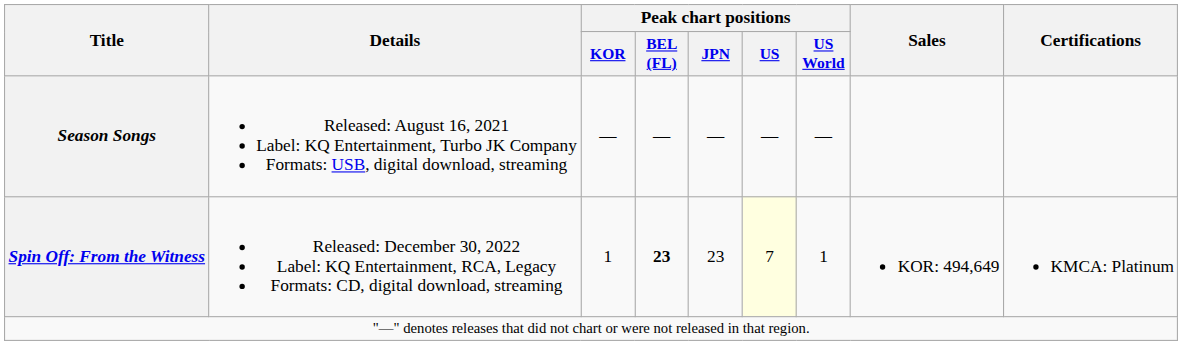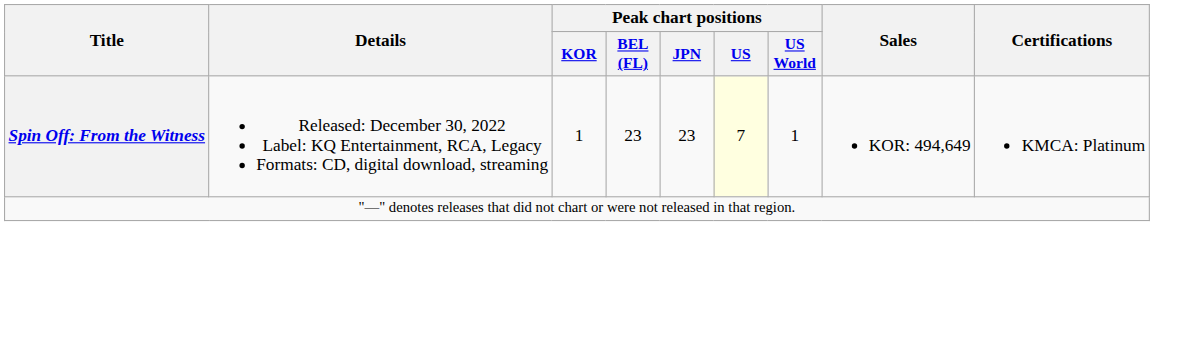- row: (107, 136)
(662, 256) bold -> (633, 136) normal
